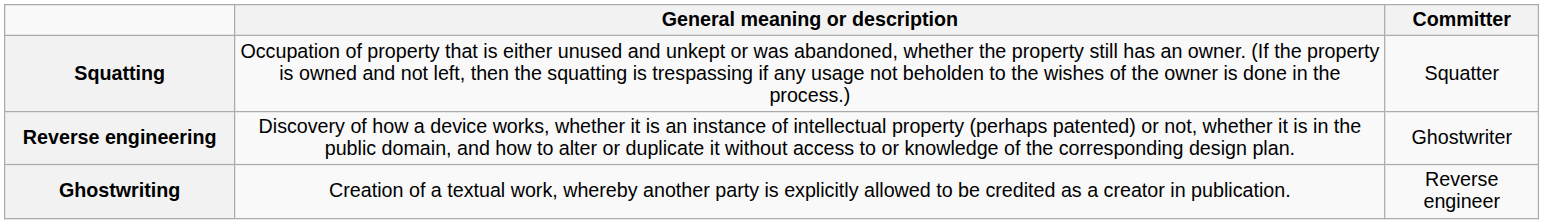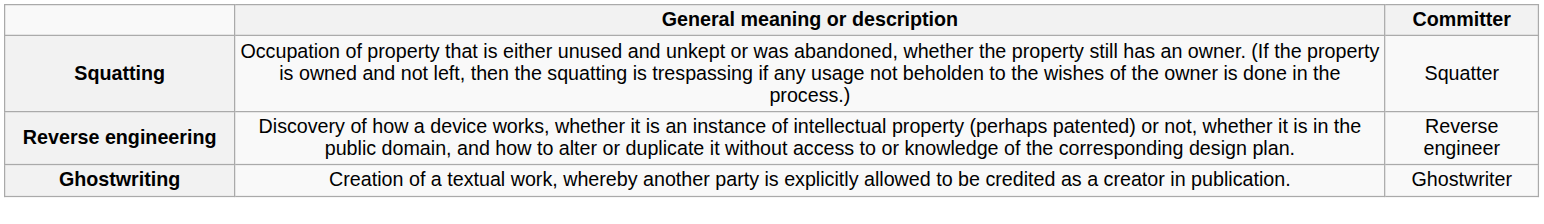(1462, 137) Ghostwriter -> (1462, 137) Reverse engineer
(1462, 191) Reverse engineer -> (1462, 180) Ghostwriter
